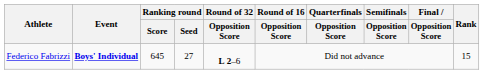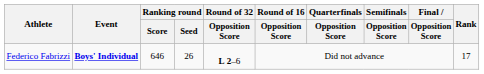(157, 56) 645 -> (157, 56) 646
(189, 56) 27 -> (189, 56) 26
(466, 56) 15 -> (466, 56) 17
